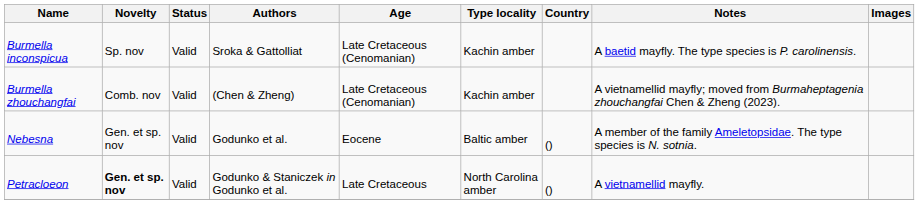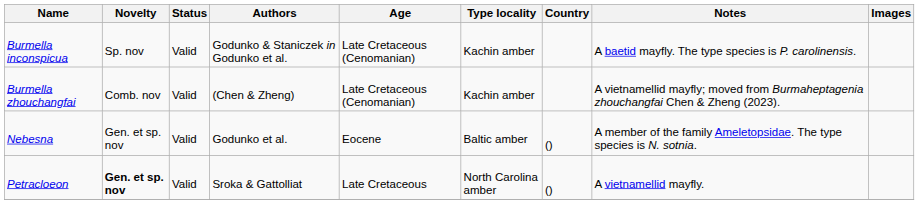(257, 51) Sroka & Gattolliat -> (274, 51) Godunko & Staniczek in Godunko et al.
(274, 183) Godunko & Staniczek in Godunko et al. -> (257, 183) Sroka & Gattolliat
